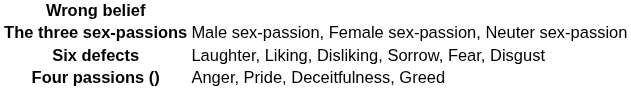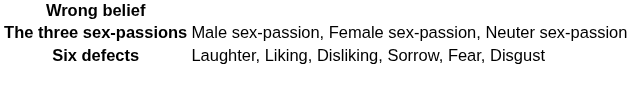- row: (96, 78)
